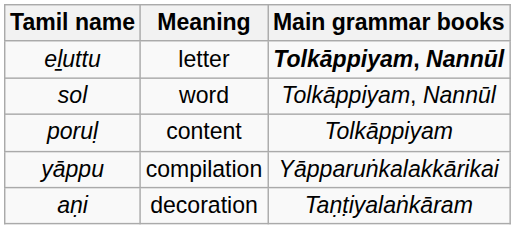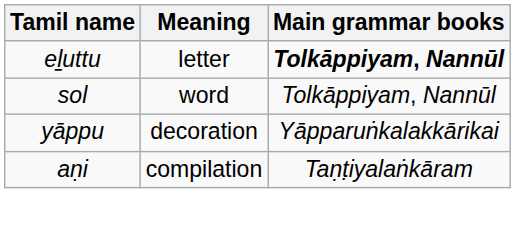- row: (73, 132)
(204, 168) compilation -> (204, 132) decoration
(204, 205) decoration -> (204, 168) compilation
